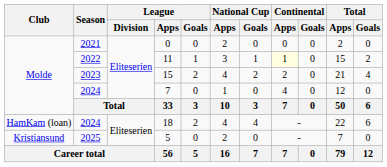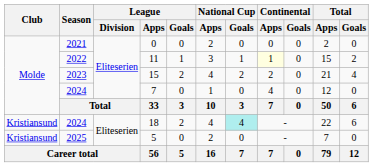(39, 122) HamKam (loan) -> (32, 122) Kristiansund
(255, 122) no background -> (241, 122) paleturquoise background
